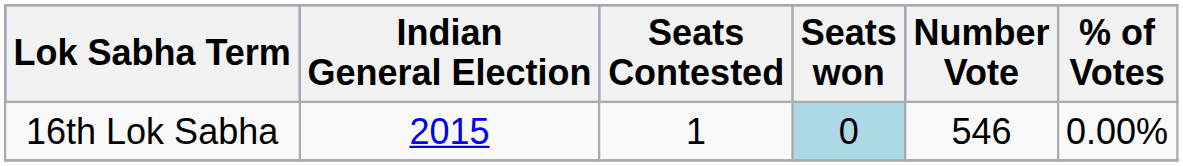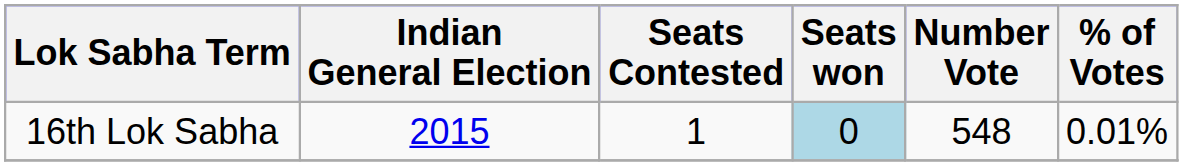(981, 130) 546 -> (981, 130) 548
(1117, 130) 0.00% -> (1117, 130) 0.01%
